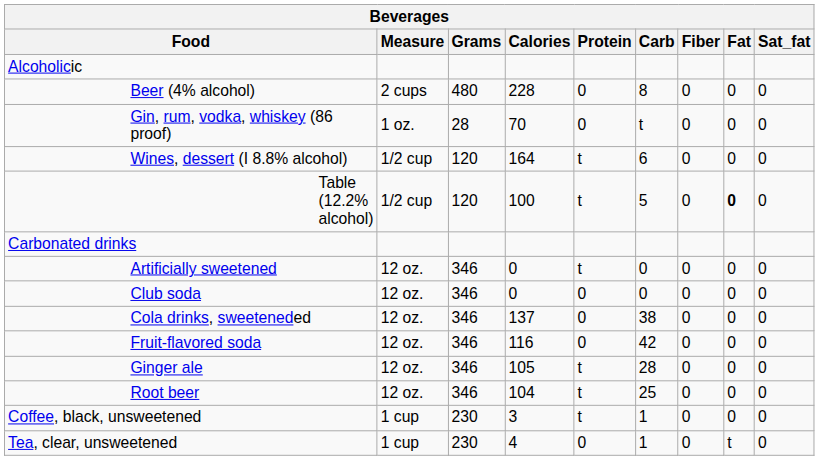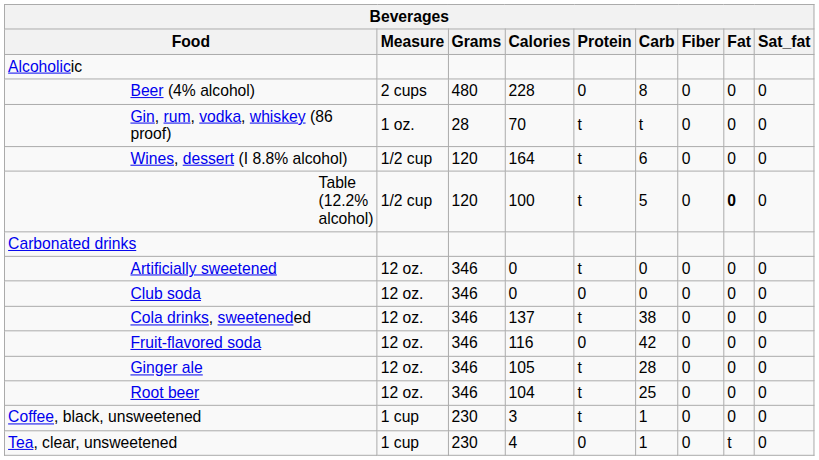(582, 125) 0 -> (580, 125) t
(582, 318) 0 -> (580, 318) t
